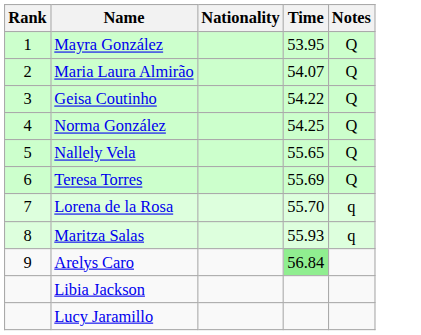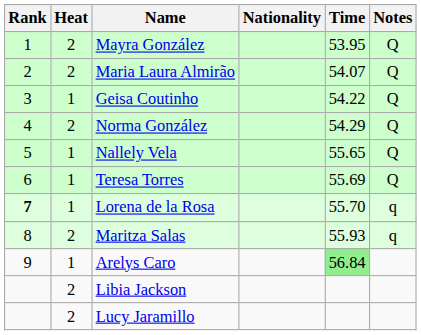+ column: (71, 18)
(306, 126) 54.25 -> (347, 126) 54.29
(28, 207) normal -> (28, 207) bold
